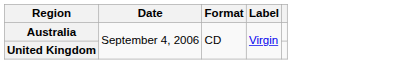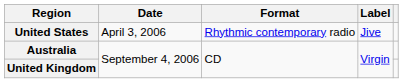+ row: (51, 31)
